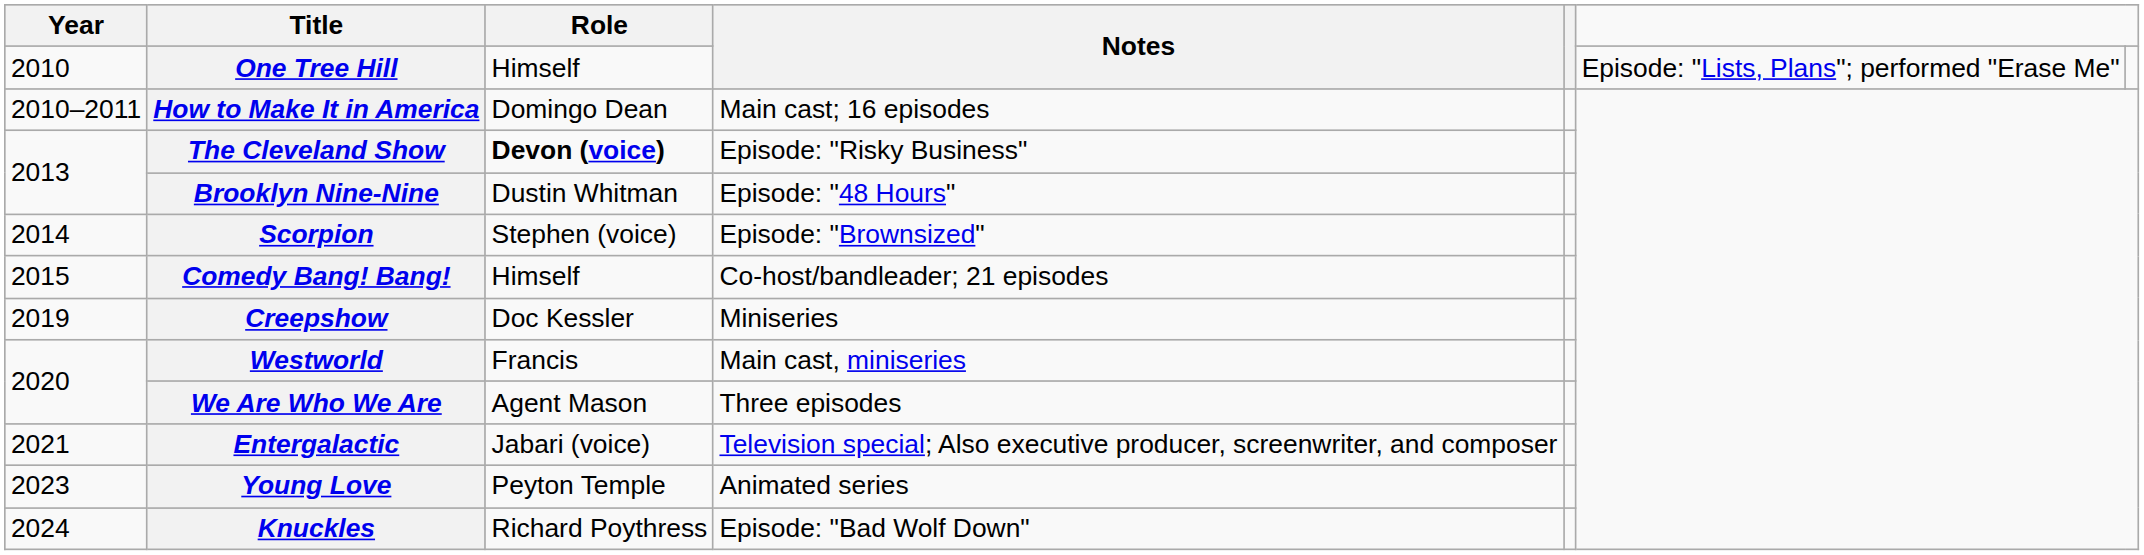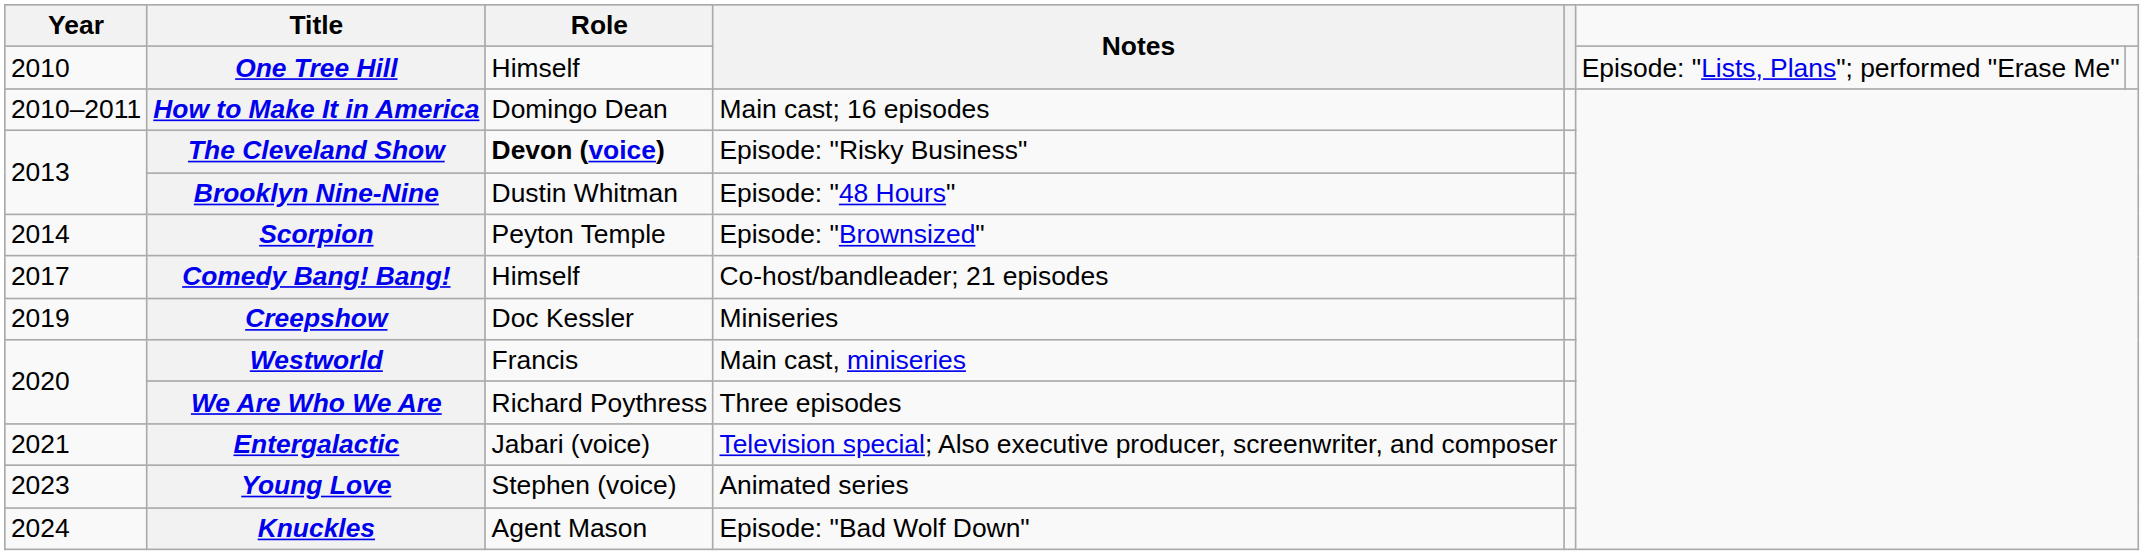(584, 234) Stephen (voice) -> (579, 234) Peyton Temple
(40, 276) 2015 -> (40, 276) 2017
(569, 402) Agent Mason -> (599, 402) Richard Poythress
(579, 485) Peyton Temple -> (584, 485) Stephen (voice)
(599, 527) Richard Poythress -> (569, 527) Agent Mason
